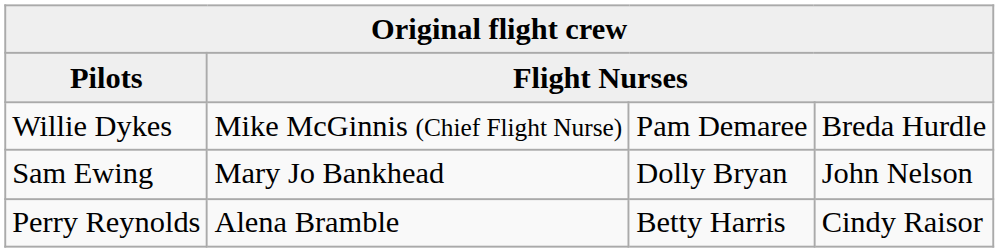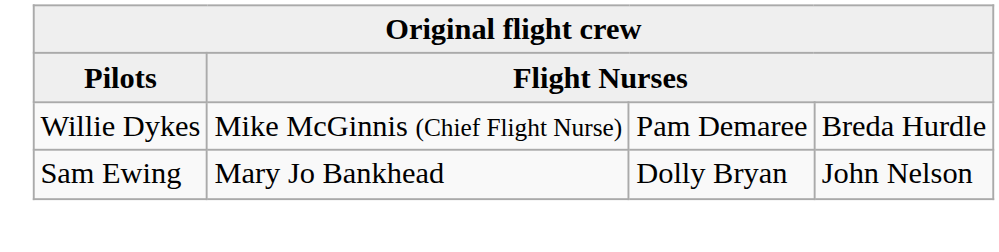- row: (106, 221)
